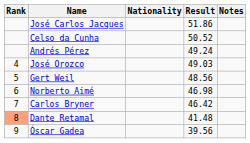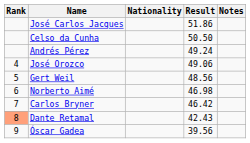(200, 38) 50.52 -> (200, 38) 50.50
(200, 64) 49.03 -> (200, 64) 49.06
(200, 118) 41.48 -> (200, 118) 42.43
